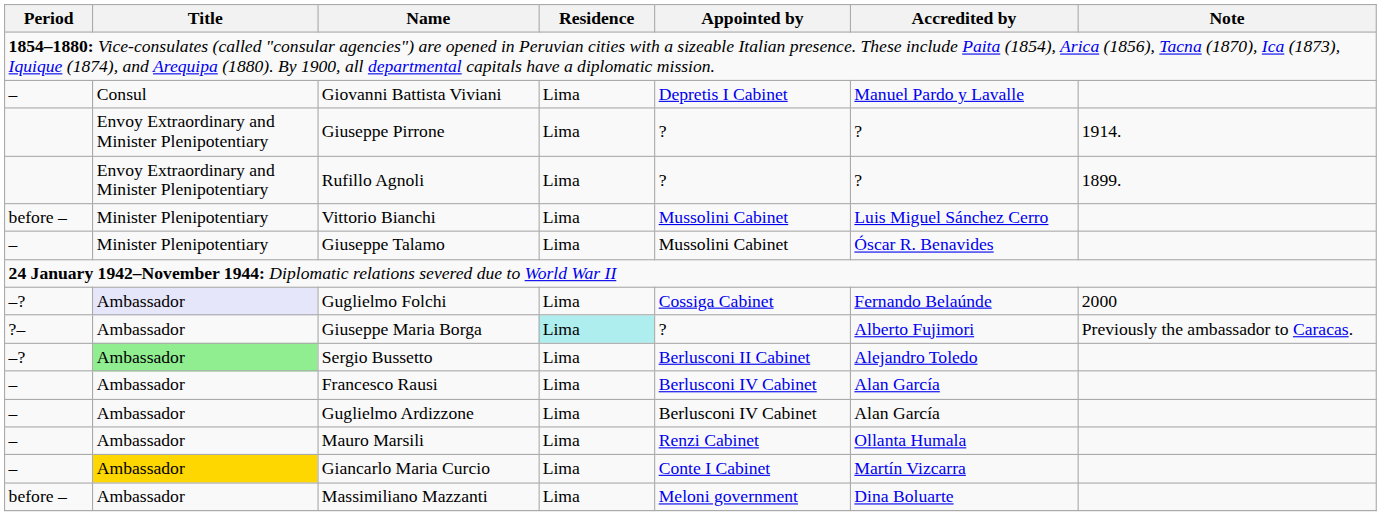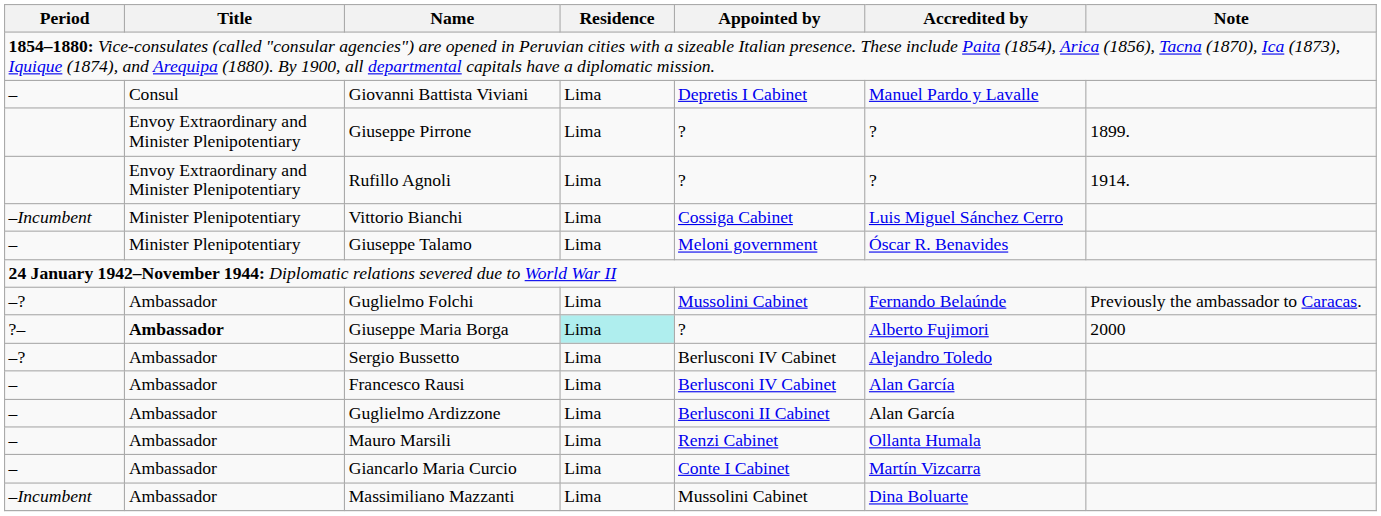(1102, 131) 1914. -> (1110, 131) 1899.
(1102, 179) 1899. -> (1110, 179) 1914.
(38, 217) before – -> (50, 217) –Incumbent
(723, 217) Mussolini Cabinet -> (735, 217) Cossiga Cabinet
(723, 245) Mussolini Cabinet -> (748, 245) Meloni government
(141, 301) lavender background -> (173, 301) no background
(716, 301) Cossiga Cabinet -> (743, 301) Mussolini Cabinet
(1099, 301) 2000 -> (1226, 301) Previously the ambassador to Caracas.
(141, 329) normal -> (176, 329) bold
(1217, 329) Previously the ambassador to Caracas. -> (1108, 329) 2000
(141, 356) lightgreen background -> (173, 356) no background
(734, 356) Berlusconi II Cabinet -> (757, 356) Berlusconi IV Cabinet
(738, 412) Berlusconi IV Cabinet -> (754, 412) Berlusconi II Cabinet
(141, 468) gold background -> (173, 468) no background
(38, 496) before – -> (50, 496) –Incumbent
(728, 496) Meloni government -> (743, 496) Mussolini Cabinet
